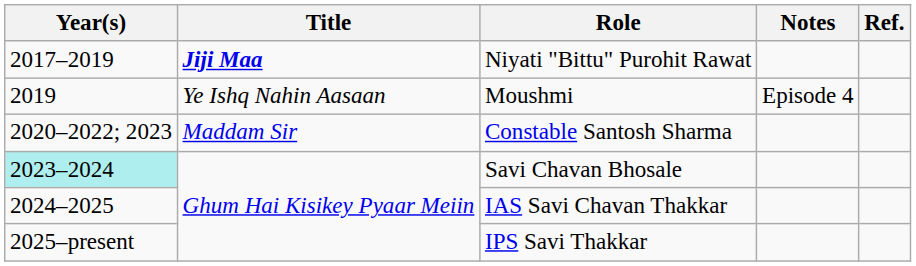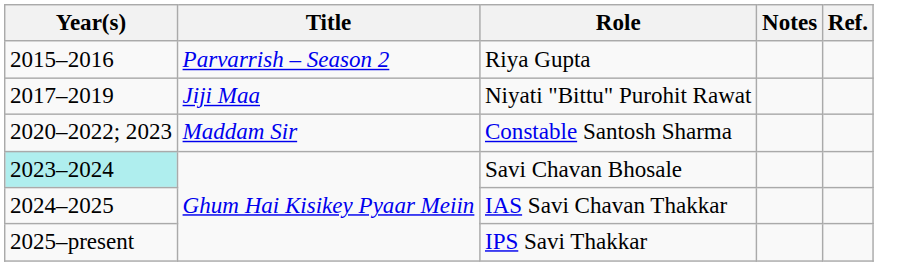+ row: (538, 59)
(223, 59) bold -> (221, 95) normal
- row: (529, 95)
